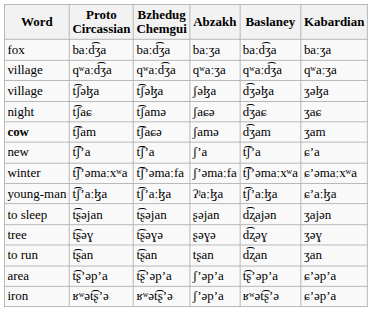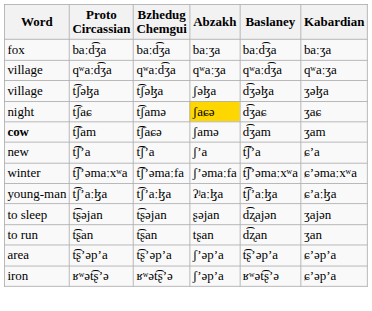(204, 111) no background -> (204, 111) gold background
- row: (83, 234)
